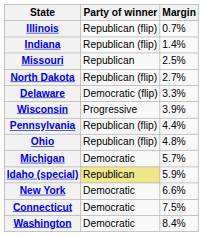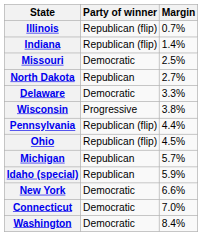(109, 61) Republican -> (109, 61) Democratic
(120, 77) Republican (flip) -> (109, 77) Republican
(120, 93) Democratic (flip) -> (109, 93) Democratic
(174, 110) 3.9% -> (173, 110) 3.8%
(174, 142) 4.8% -> (173, 142) 4.5%
(109, 158) Democratic -> (109, 158) Republican
(109, 175) khaki background -> (109, 175) no background
(174, 207) 7.5% -> (173, 207) 7.0%
